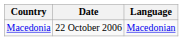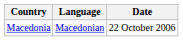columns swapped: (89, 12) <-> (151, 12)
